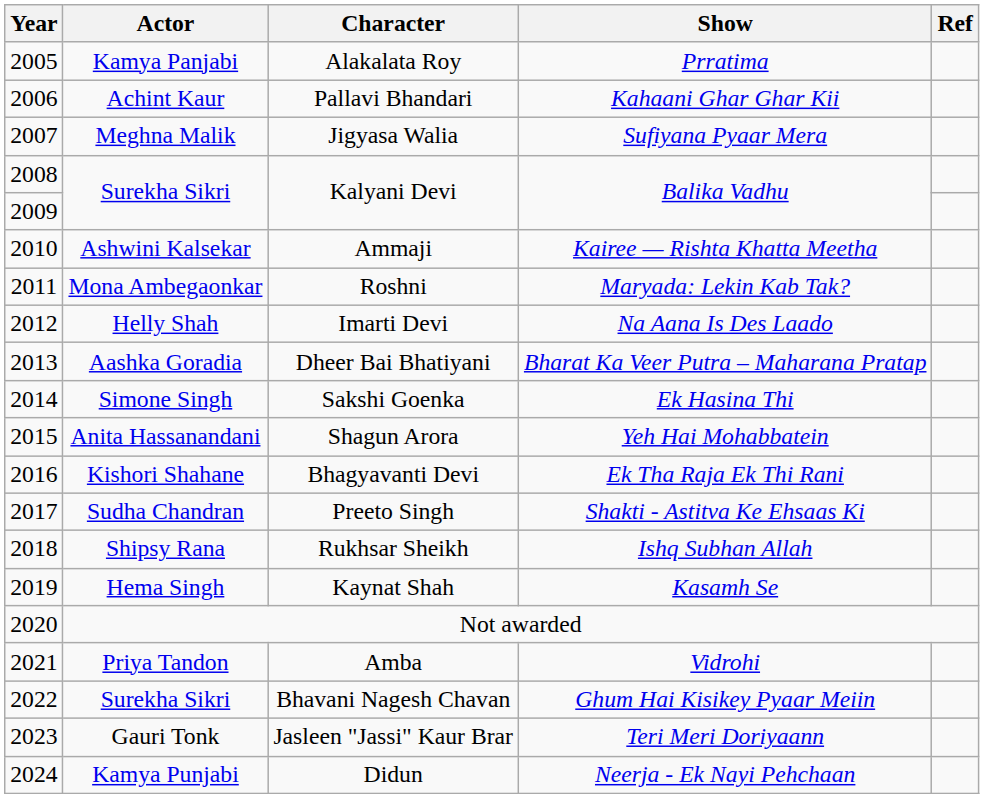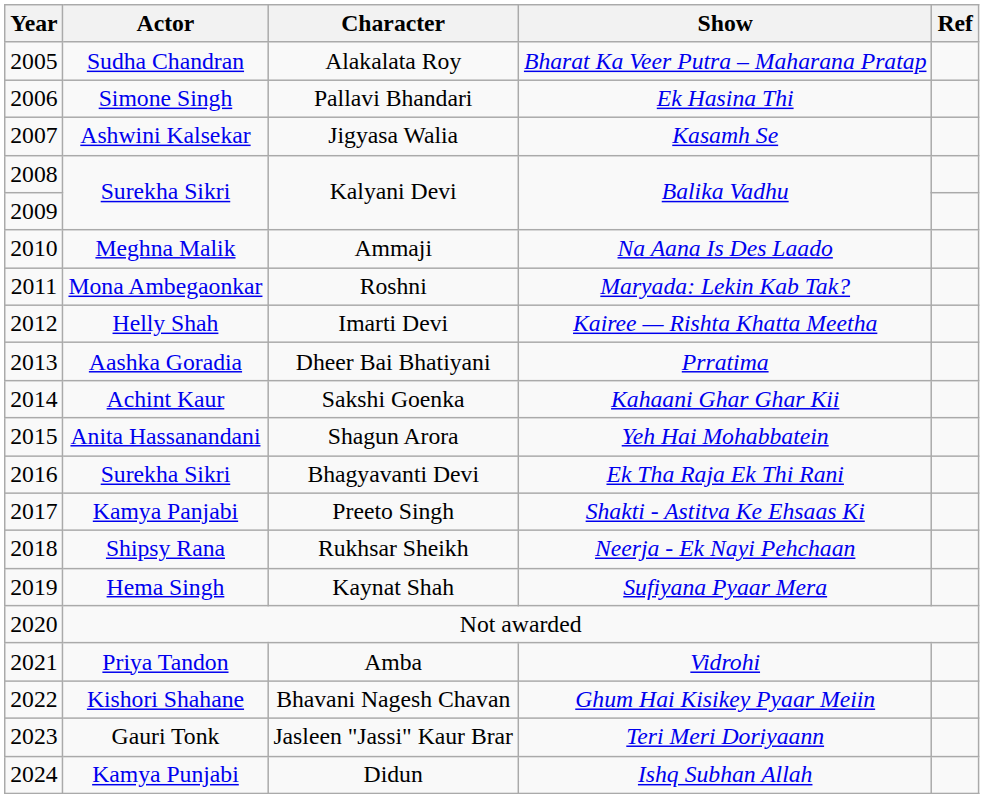(165, 60) Kamya Panjabi -> (165, 60) Sudha Chandran
(725, 60) Prratima -> (725, 60) Bharat Ka Veer Putra – Maharana Pratap
(165, 98) Achint Kaur -> (165, 98) Simone Singh
(725, 98) Kahaani Ghar Ghar Kii -> (725, 98) Ek Hasina Thi
(165, 135) Meghna Malik -> (165, 135) Ashwini Kalsekar
(725, 135) Sufiyana Pyaar Mera -> (725, 135) Kasamh Se
(165, 248) Ashwini Kalsekar -> (165, 248) Meghna Malik
(725, 248) Kairee — Rishta Khatta Meetha -> (725, 248) Na Aana Is Des Laado
(725, 323) Na Aana Is Des Laado -> (725, 323) Kairee — Rishta Khatta Meetha
(725, 361) Bharat Ka Veer Putra – Maharana Pratap -> (725, 361) Prratima
(165, 398) Simone Singh -> (165, 398) Achint Kaur
(725, 398) Ek Hasina Thi -> (725, 398) Kahaani Ghar Ghar Kii
(165, 473) Kishori Shahane -> (165, 473) Surekha Sikri
(165, 511) Sudha Chandran -> (165, 511) Kamya Panjabi
(725, 549) Ishq Subhan Allah -> (725, 549) Neerja - Ek Nayi Pehchaan
(725, 586) Kasamh Se -> (725, 586) Sufiyana Pyaar Mera
(165, 699) Surekha Sikri -> (165, 699) Kishori Shahane
(725, 774) Neerja - Ek Nayi Pehchaan -> (725, 774) Ishq Subhan Allah
